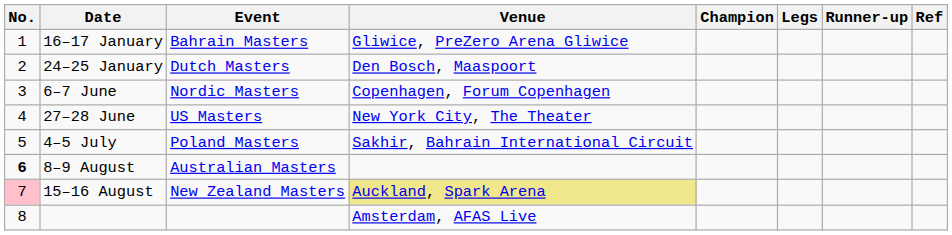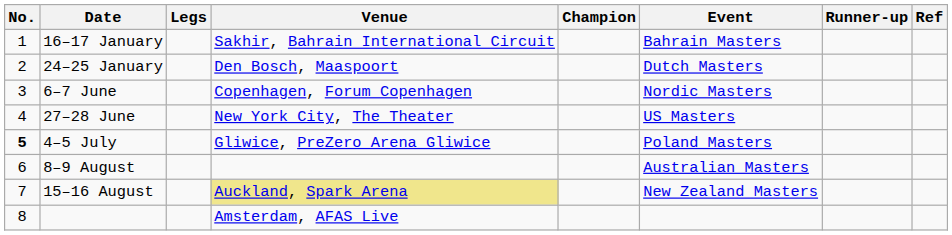columns swapped: (258, 17) <-> (800, 17)
(490, 42) Gliwice, PreZero Arena Gliwice -> (385, 42) Sakhir, Bahrain International Circuit
(22, 142) normal -> (22, 142) bold
(523, 142) Sakhir, Bahrain International Circuit -> (352, 142) Gliwice, PreZero Arena Gliwice
(22, 167) bold -> (22, 167) normal
(22, 192) pink background -> (22, 192) no background
